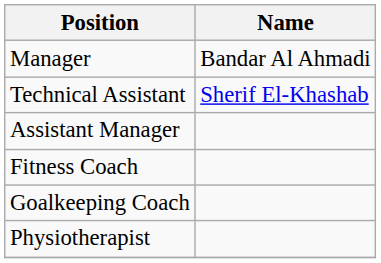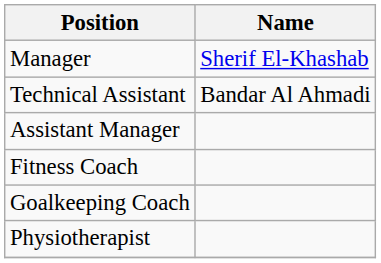(285, 58) Bandar Al Ahmadi -> (284, 58) Sherif El-Khashab
(284, 94) Sherif El-Khashab -> (285, 94) Bandar Al Ahmadi
